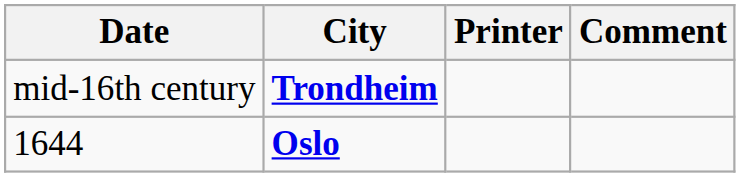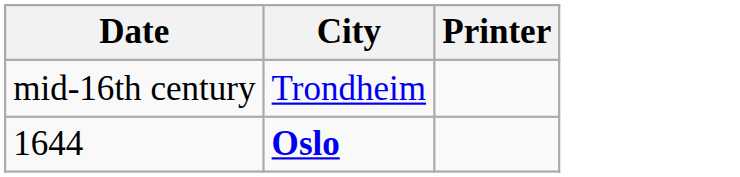- column: (653, 32)
(355, 87) bold -> (349, 87) normal
